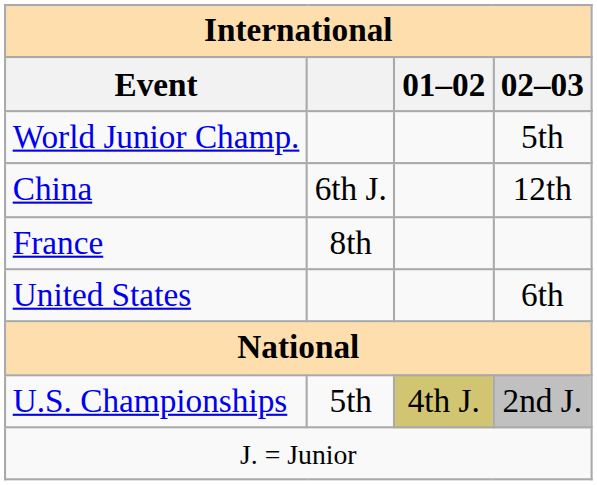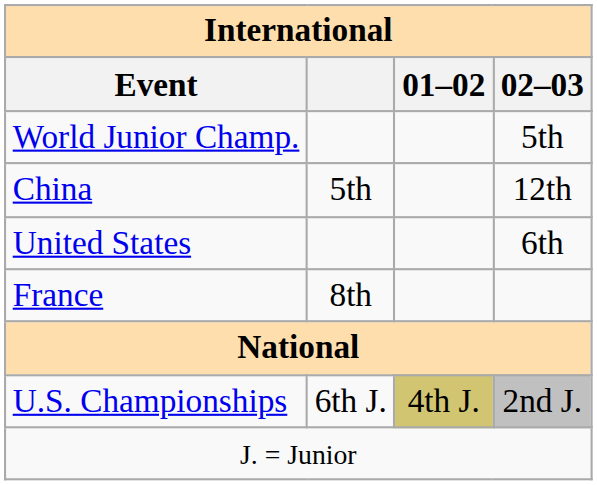(351, 189) 6th J. -> (351, 189) 5th
rows swapped: (58, 242) <-> (102, 294)
(351, 400) 5th -> (351, 400) 6th J.
